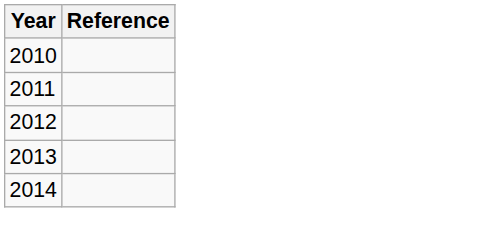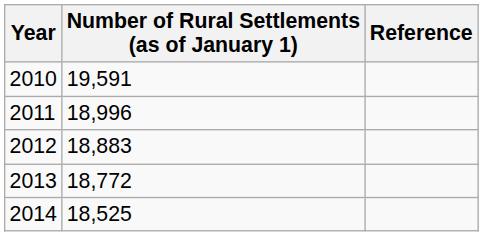+ column: (213, 33)
